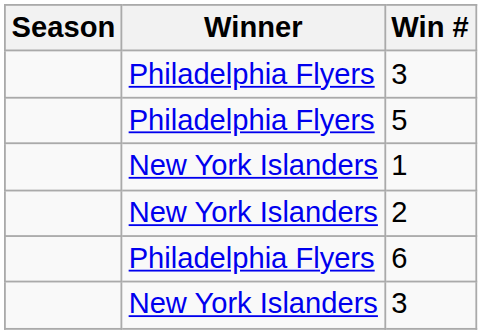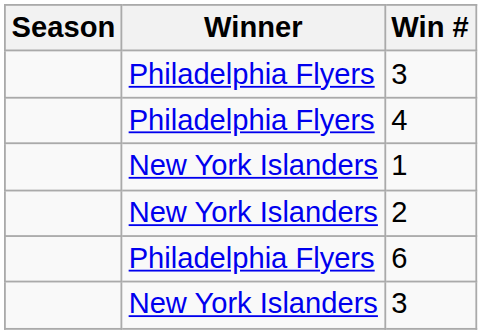+ row: (252, 119)
- row: (252, 119)
